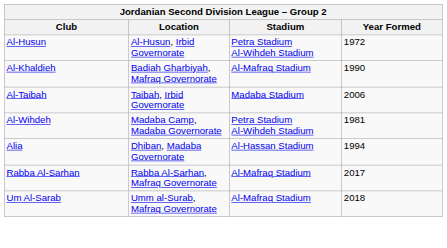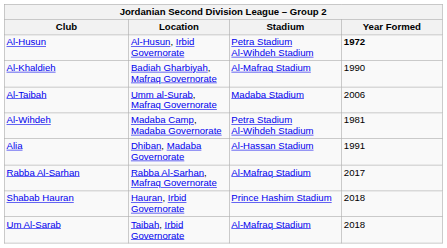(354, 42) normal -> (354, 42) bold
(158, 100) Taibah, Irbid Governorate -> (174, 100) Umm al-Surab, Mafraq Governorate
(354, 146) 1994 -> (354, 146) 1991
+ row: (40, 198)
(174, 204) Umm al-Surab, Mafraq Governorate -> (158, 230) Taibah, Irbid Governorate
